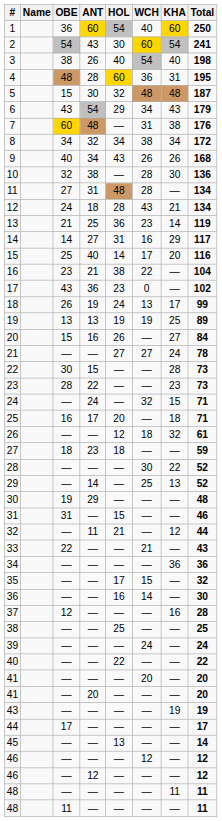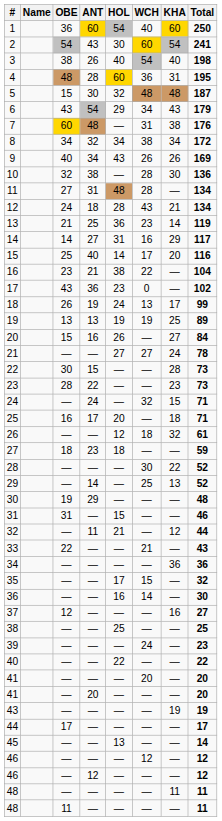(202, 158) 168 -> (202, 158) 169
(202, 613) 28 -> (202, 613) 27
(202, 645) 24 -> (202, 645) 23
